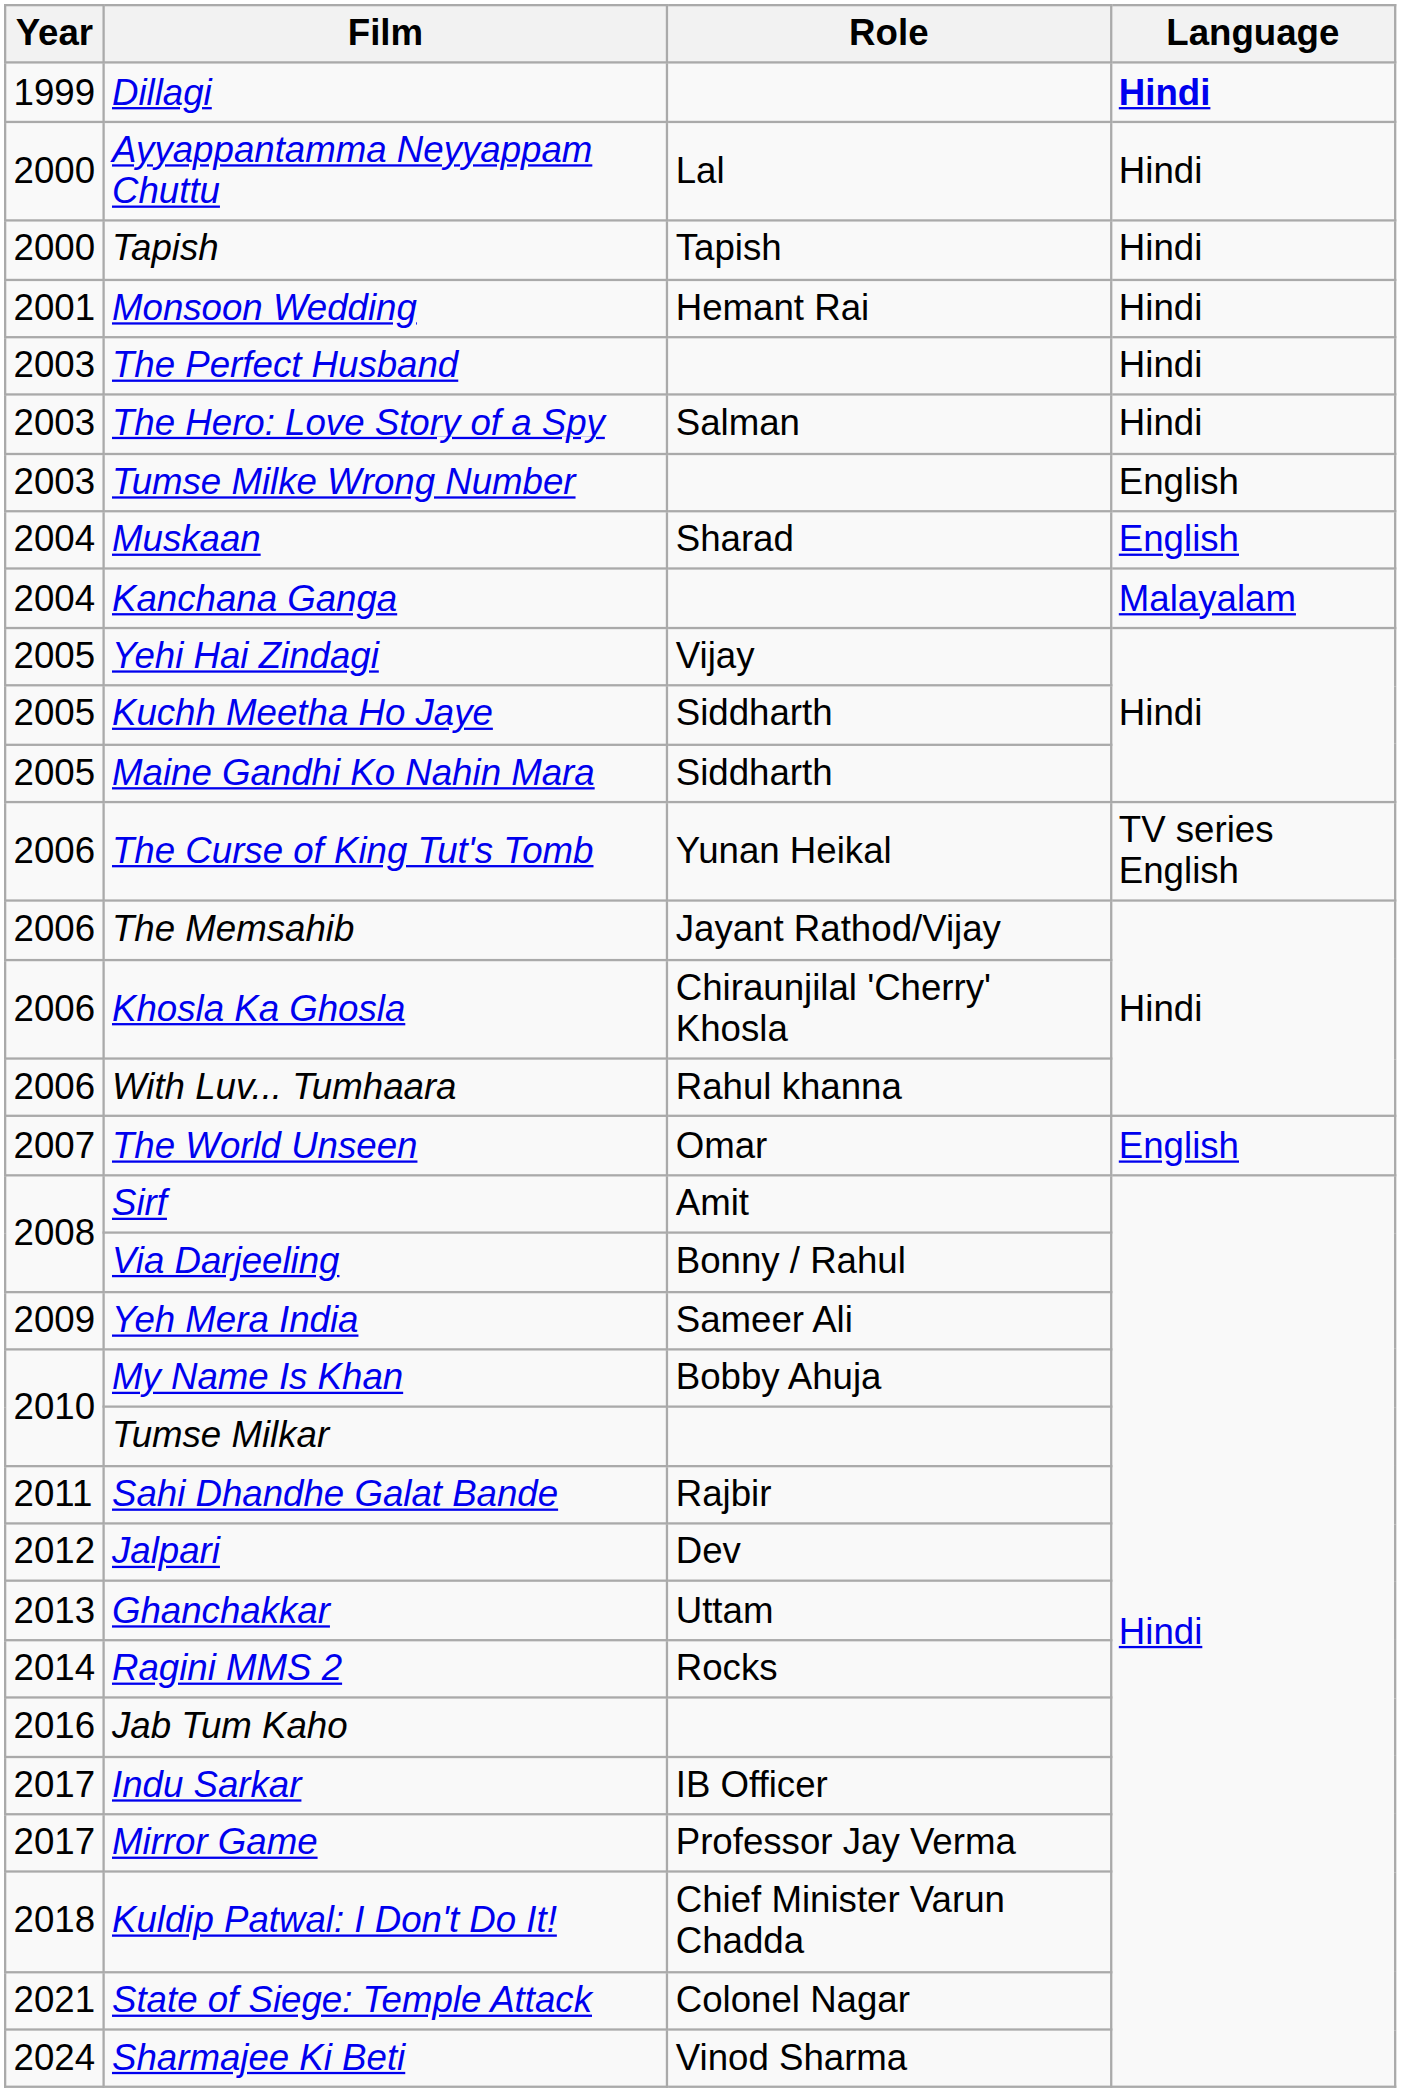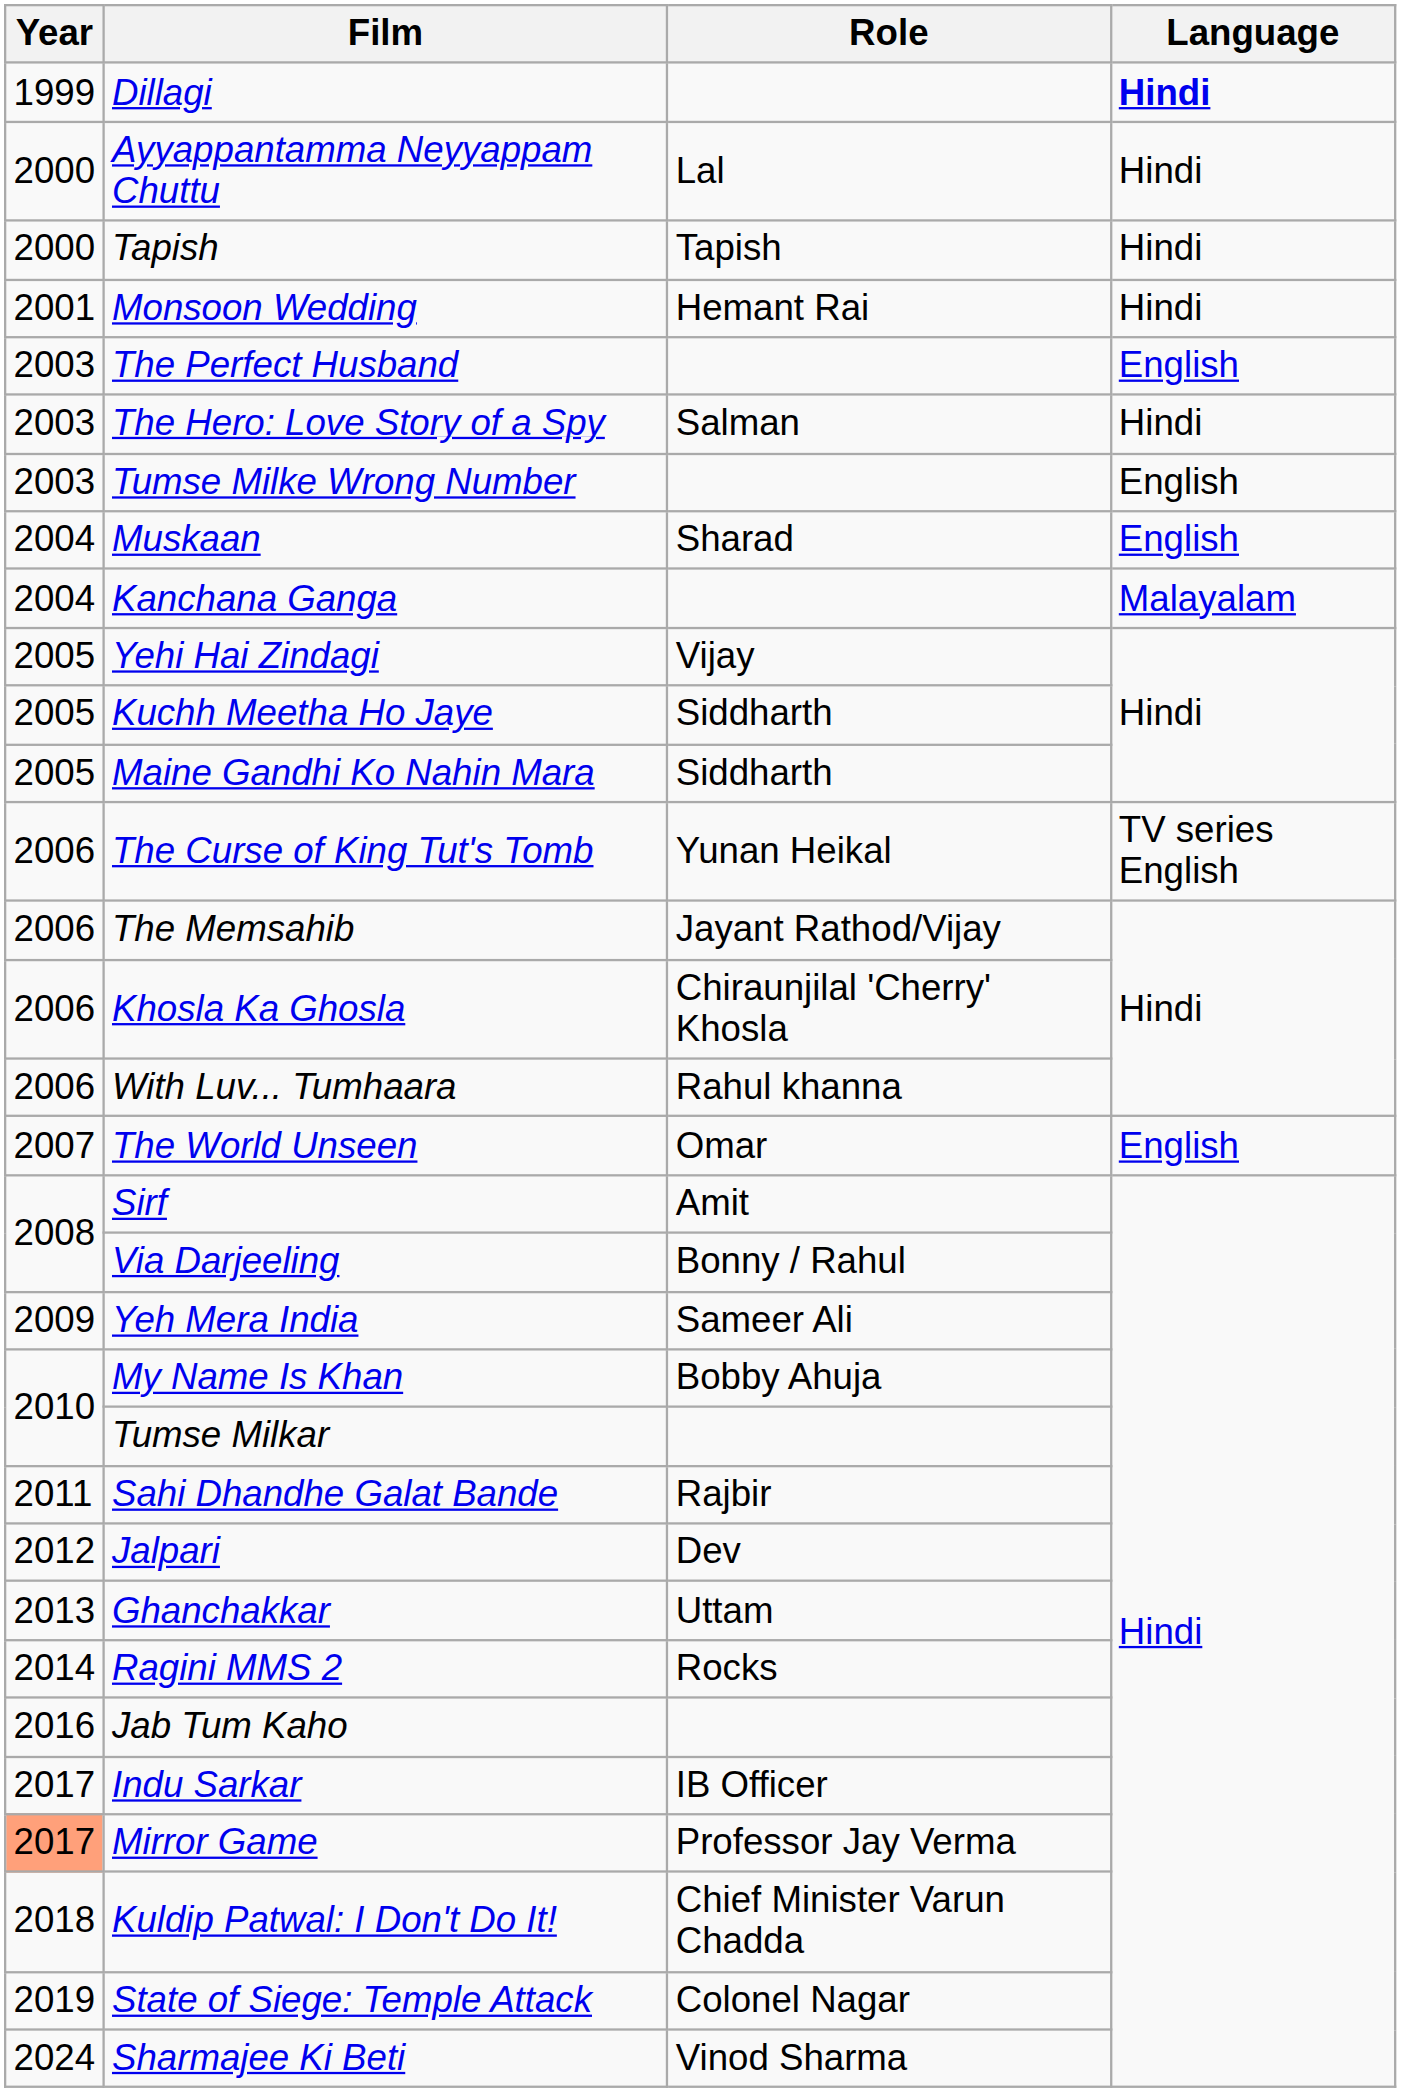(1161, 365) Hindi -> (1179, 365) English
(54, 1842) no background -> (54, 1842) lightsalmon background
(54, 1999) 2021 -> (54, 1999) 2019
